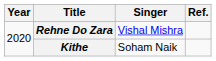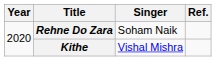(150, 30) Vishal Mishra -> (148, 30) Soham Naik
(148, 47) Soham Naik -> (150, 47) Vishal Mishra
